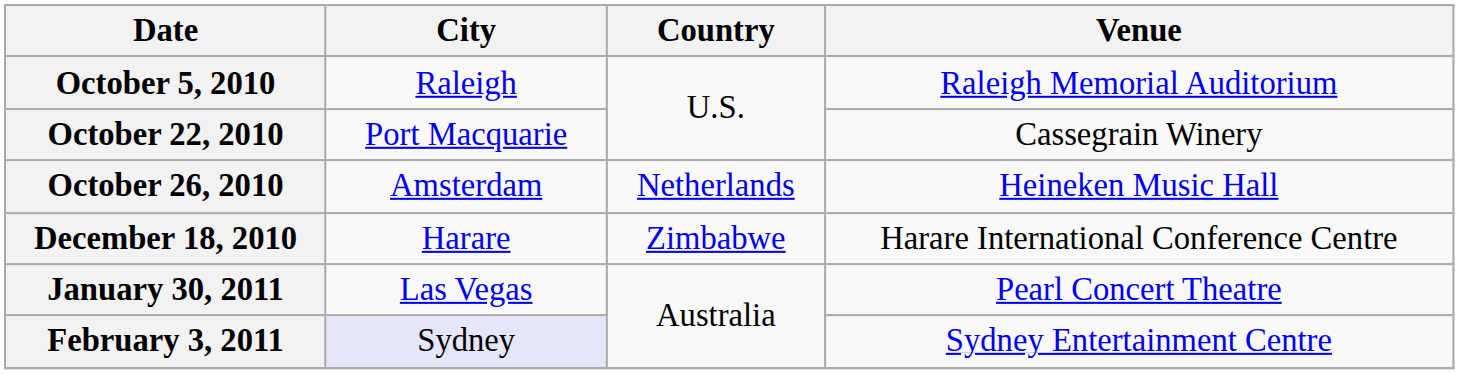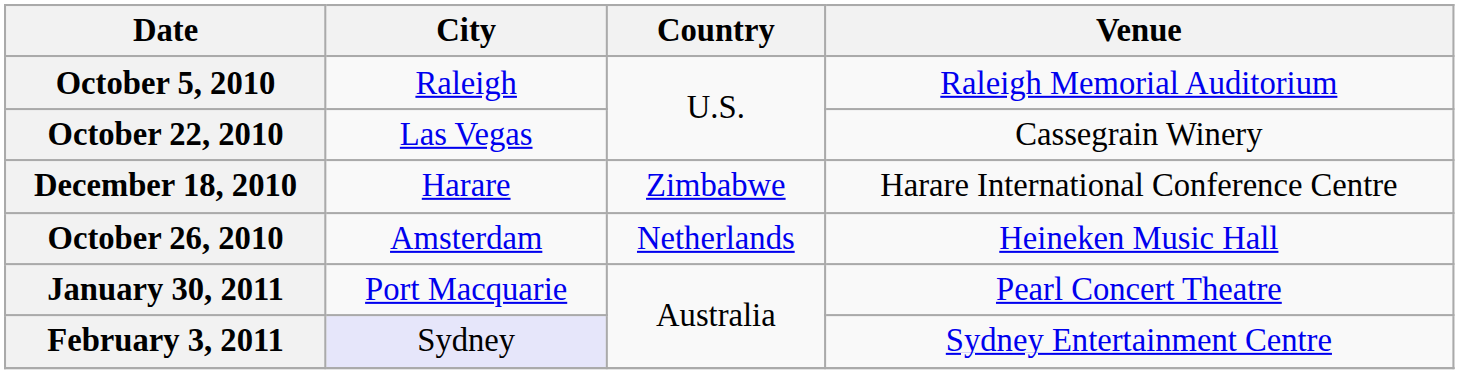(466, 133) Port Macquarie -> (466, 133) Las Vegas
rows swapped: (166, 185) <-> (166, 237)
(466, 289) Las Vegas -> (466, 289) Port Macquarie
